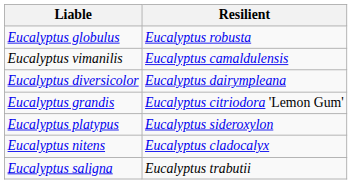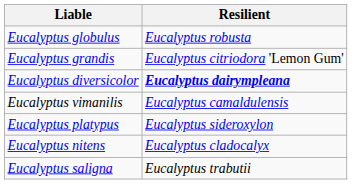rows swapped: (61, 102) <-> (65, 59)
(216, 80) normal -> (217, 80) bold
